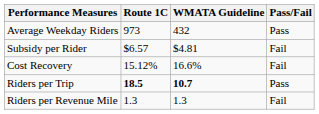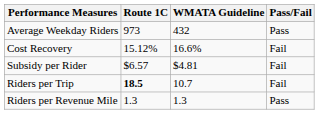rows swapped: (40, 65) <-> (47, 48)
(183, 83) bold -> (183, 83) normal
(279, 83) Pass -> (278, 83) Fail
(278, 100) Fail -> (279, 100) Pass
